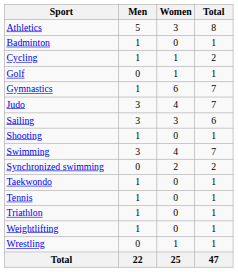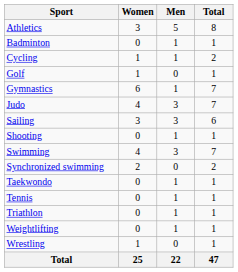columns swapped: (138, 12) <-> (176, 12)
